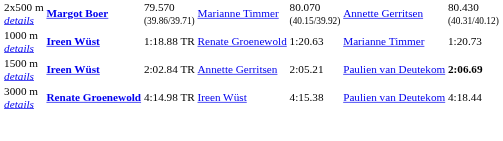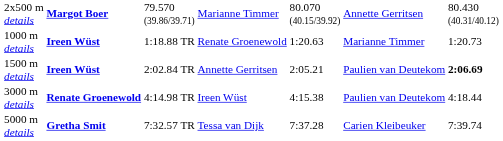+ row: (21, 125)
